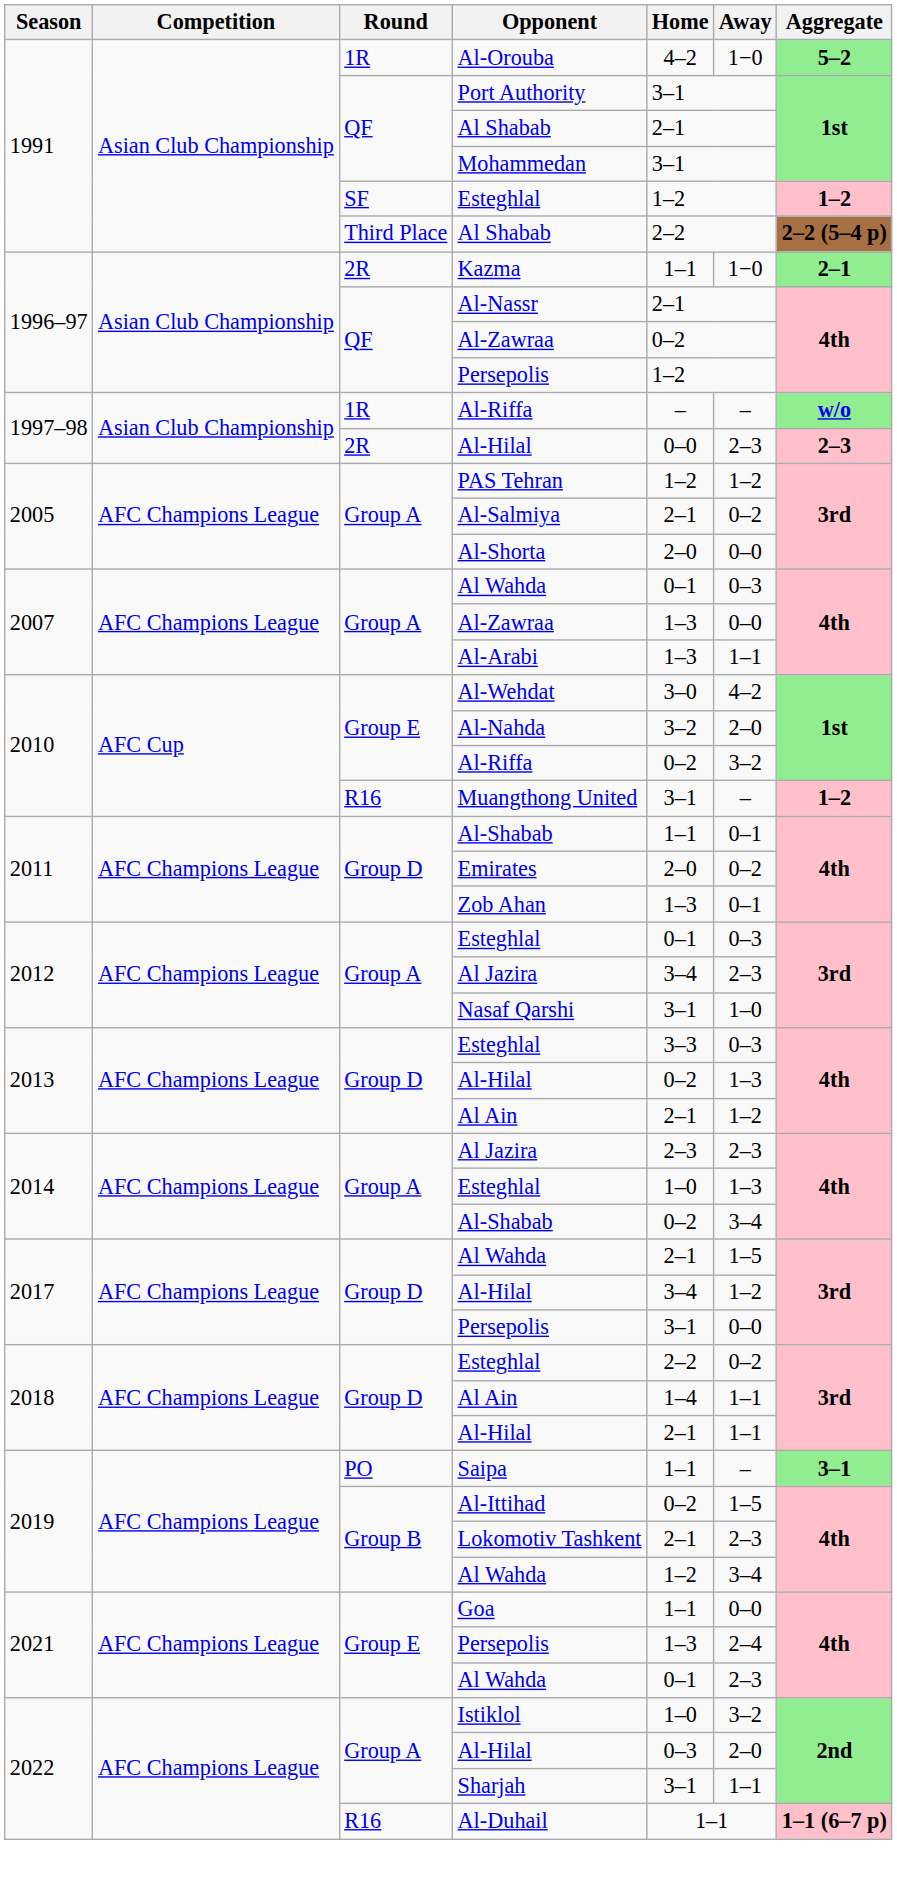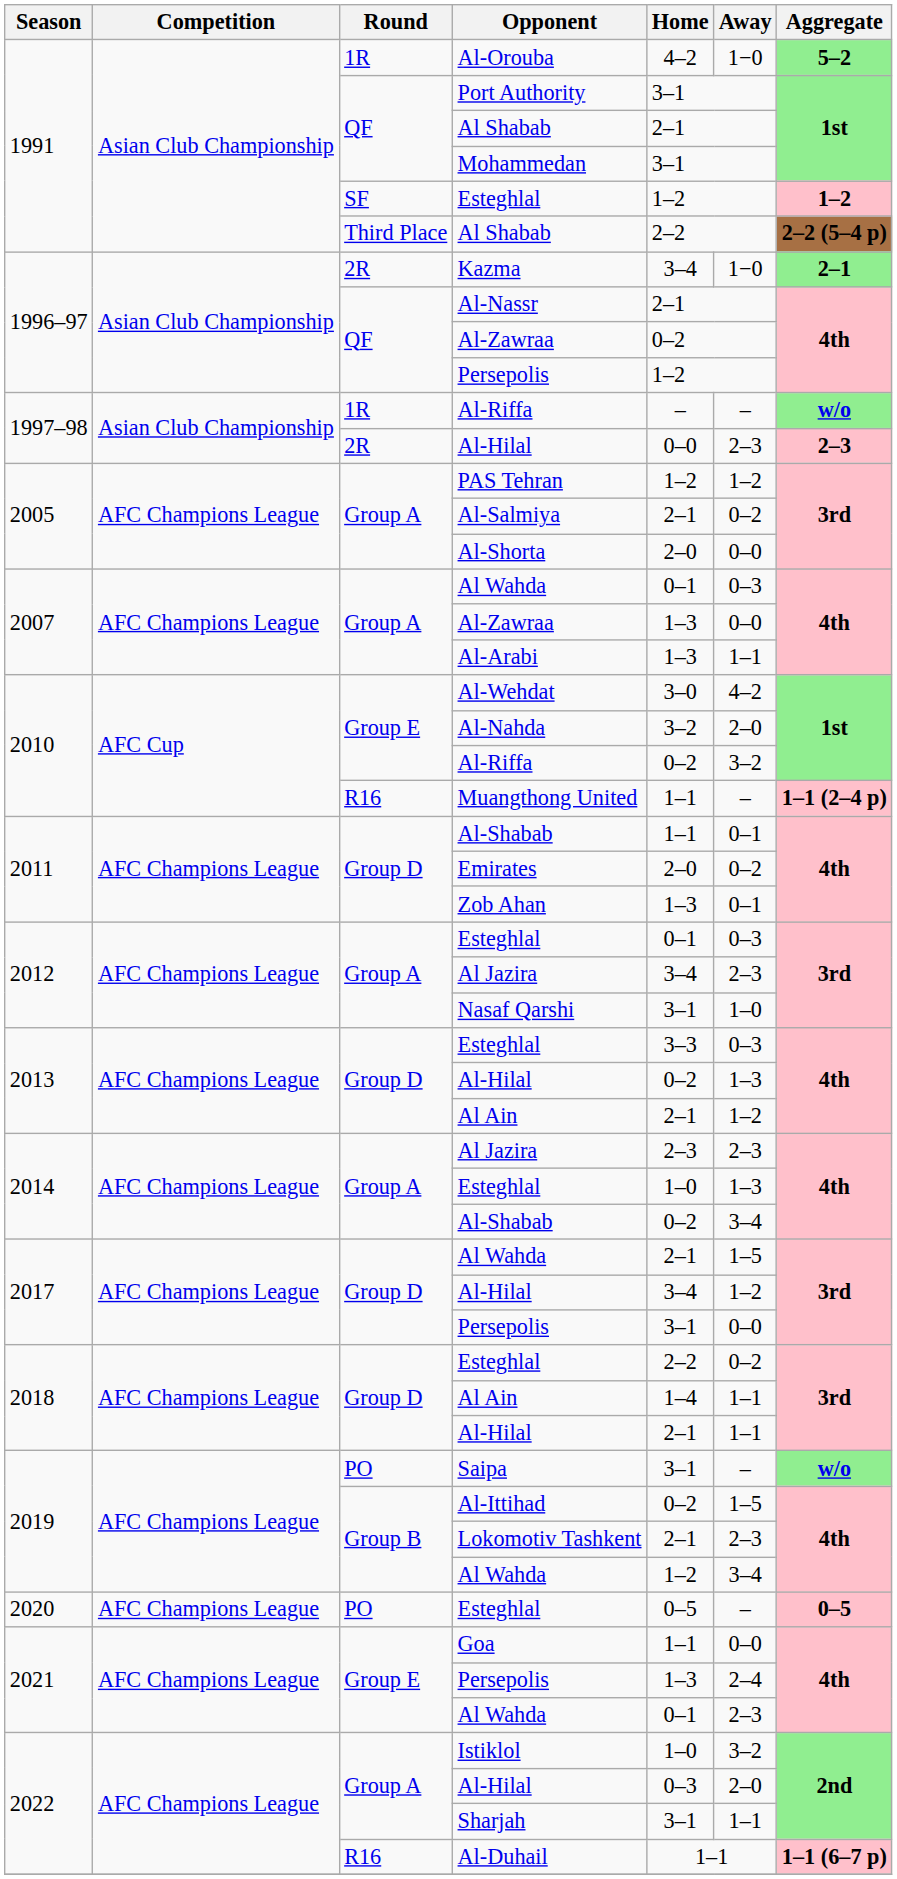(680, 269) 1–1 -> (680, 269) 3–4
(680, 798) 3–1 -> (680, 798) 1–1
(834, 798) 1–2 -> (834, 798) 1–1 (2–4 p)
(680, 1468) 1–1 -> (680, 1468) 3–1
(834, 1468) 3–1 -> (834, 1468) w/o
+ row: (32, 1609)
